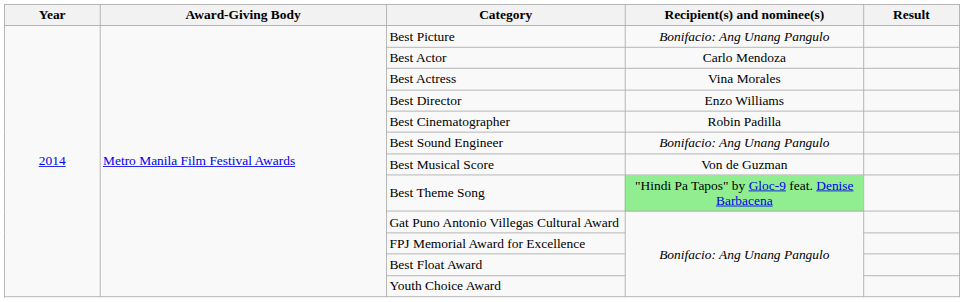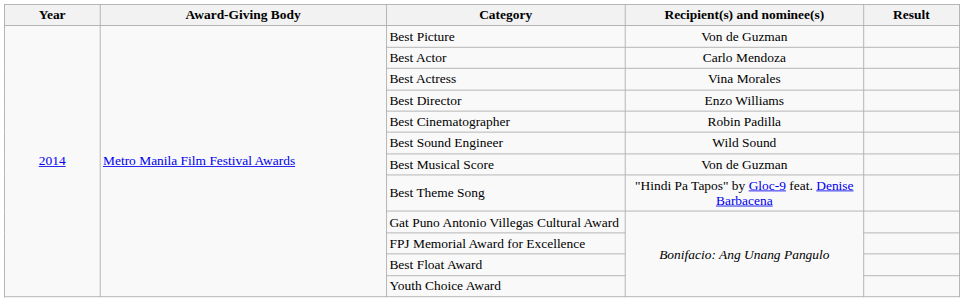(744, 36) Bonifacio: Ang Unang Pangulo -> (744, 36) Von de Guzman
(744, 143) Bonifacio: Ang Unang Pangulo -> (744, 143) Wild Sound
(744, 193) lightgreen background -> (744, 193) no background
